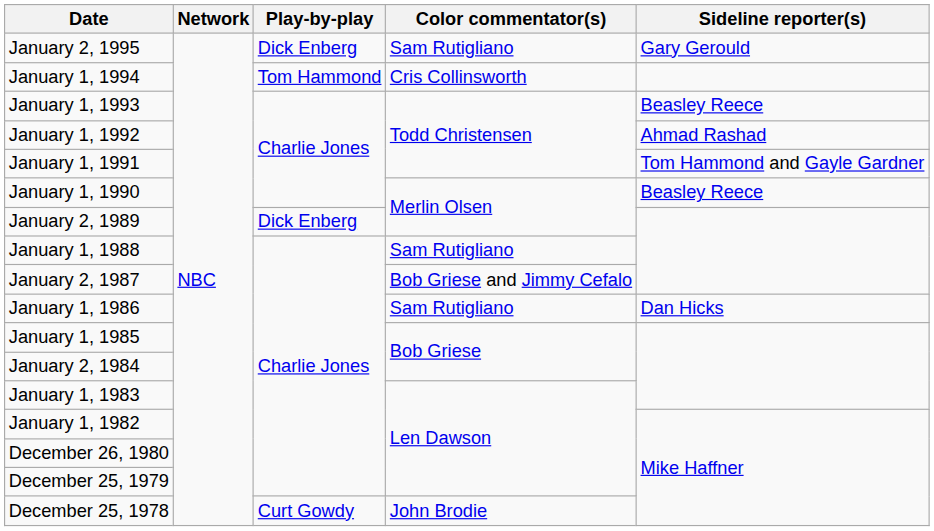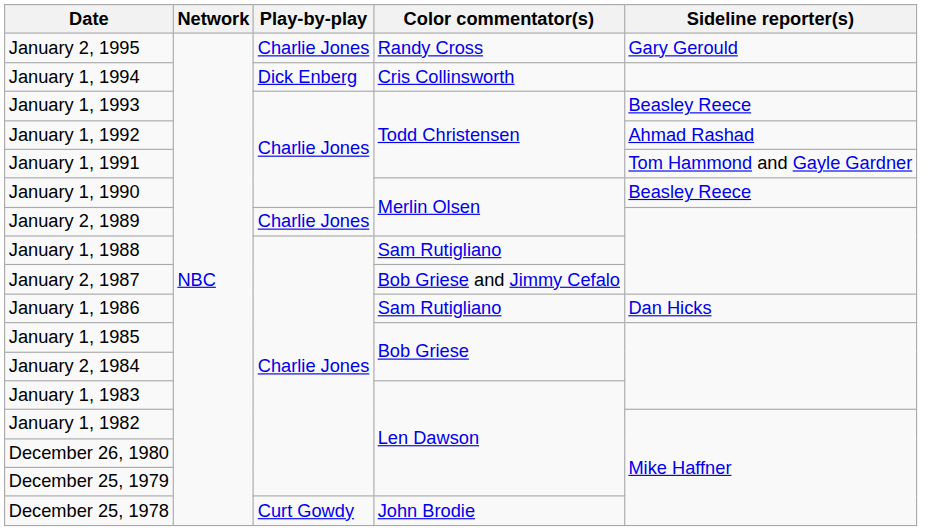(307, 47) Dick Enberg -> (314, 47) Charlie Jones
(452, 47) Sam Rutigliano -> (430, 47) Randy Cross
(320, 76) Tom Hammond -> (307, 76) Dick Enberg
(307, 221) Dick Enberg -> (314, 221) Charlie Jones
